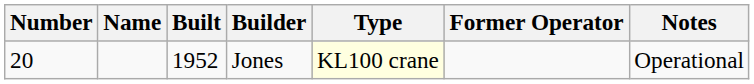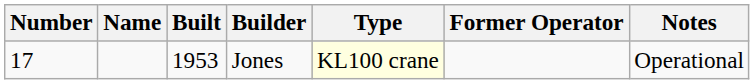(22, 59) 20 -> (22, 59) 17
(195, 59) 1952 -> (195, 59) 1953
